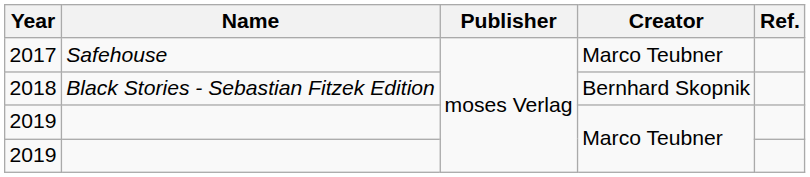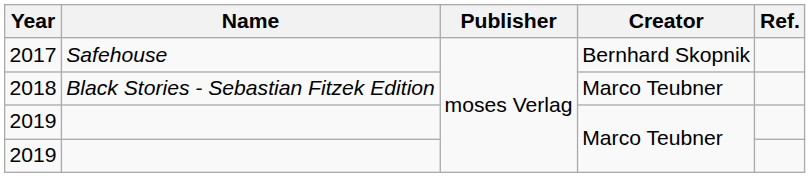(653, 54) Marco Teubner -> (666, 54) Bernhard Skopnik
(666, 88) Bernhard Skopnik -> (653, 88) Marco Teubner
